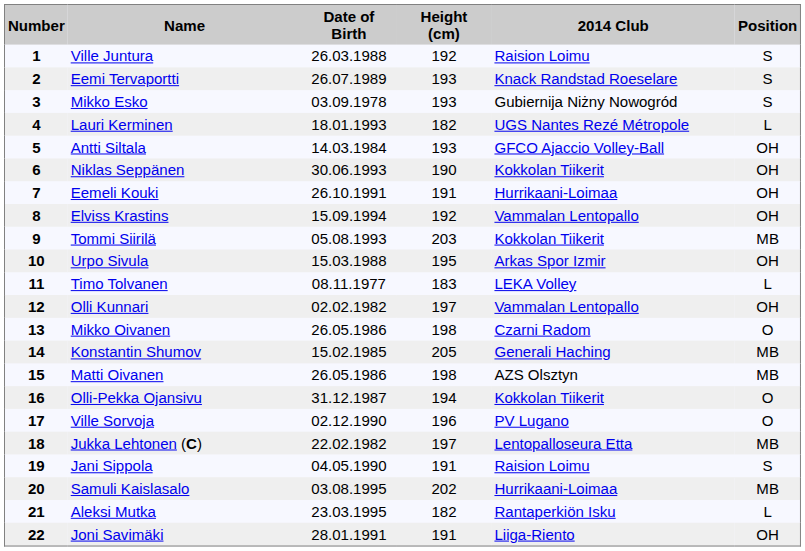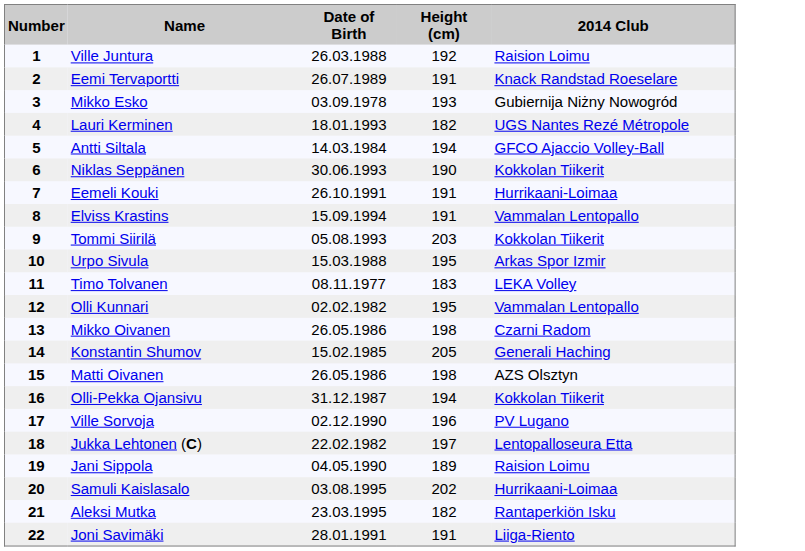- column: (768, 25)
(444, 79) 193 -> (444, 79) 191
(444, 147) 193 -> (444, 147) 194
(444, 215) 192 -> (444, 215) 191
(444, 306) 197 -> (444, 306) 195
(444, 466) 191 -> (444, 466) 189
